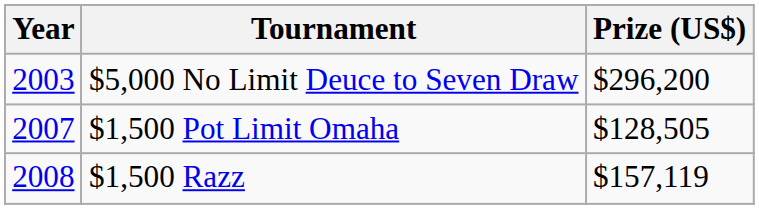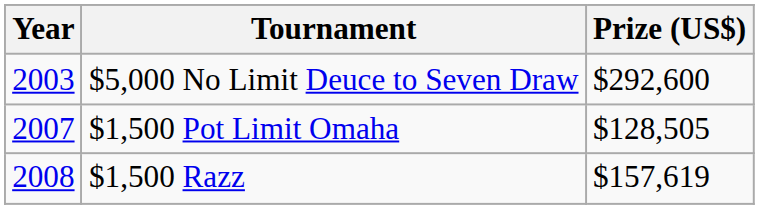(651, 78) $296,200 -> (651, 78) $292,600
(651, 177) $157,119 -> (651, 177) $157,619
